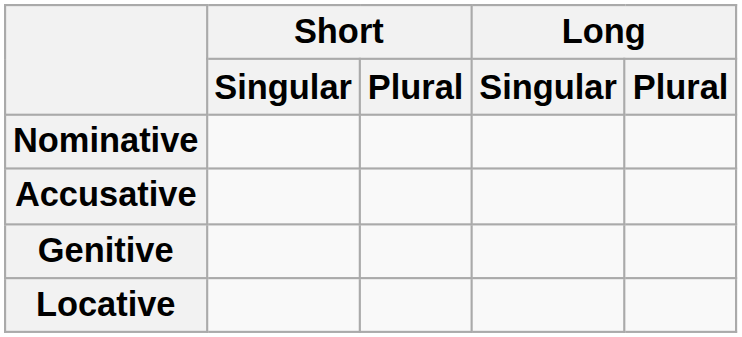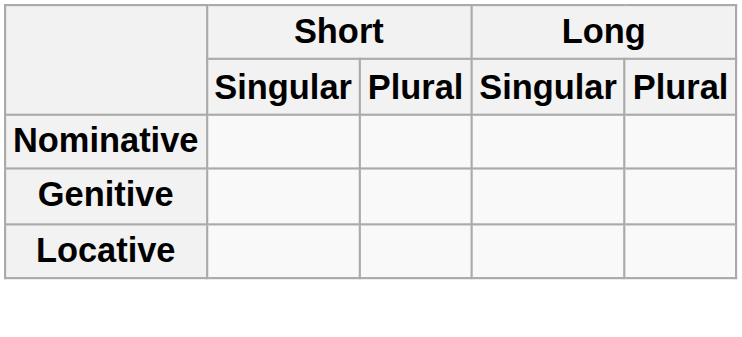- row: (106, 195)
